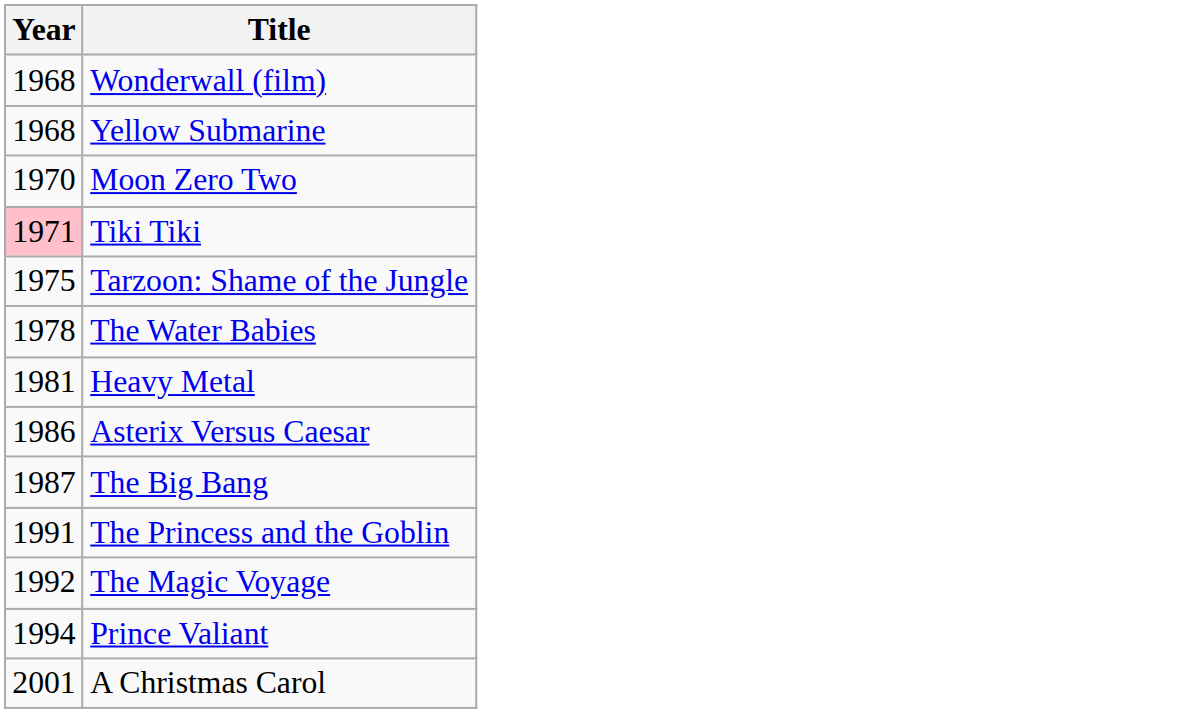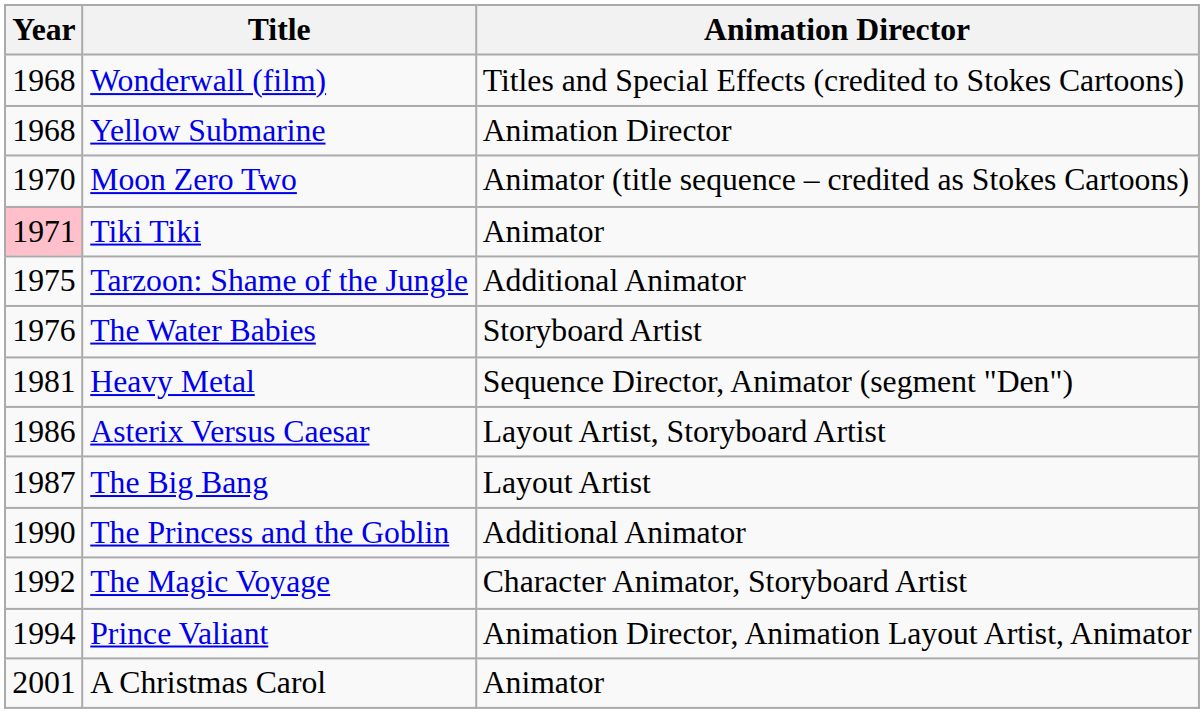+ column: (837, 29)
(44, 331) 1978 -> (44, 331) 1976
(44, 532) 1991 -> (44, 532) 1990
